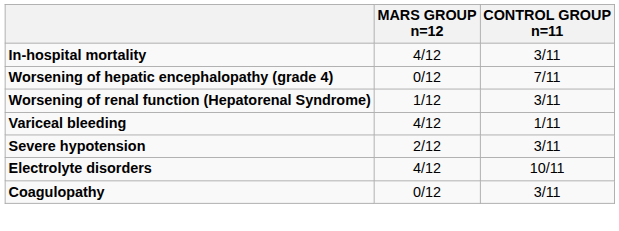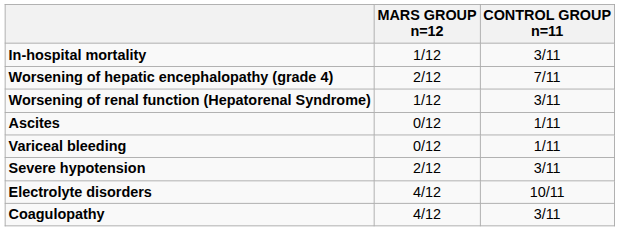(427, 54) 4/12 -> (427, 54) 1/12
(427, 77) 0/12 -> (427, 77) 2/12
+ row: (34, 123)
(427, 123) 4/12 -> (427, 146) 0/12
(427, 191) 0/12 -> (427, 214) 4/12
